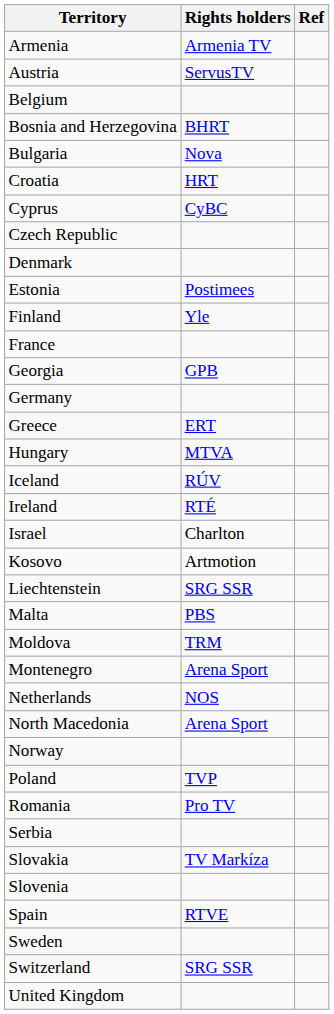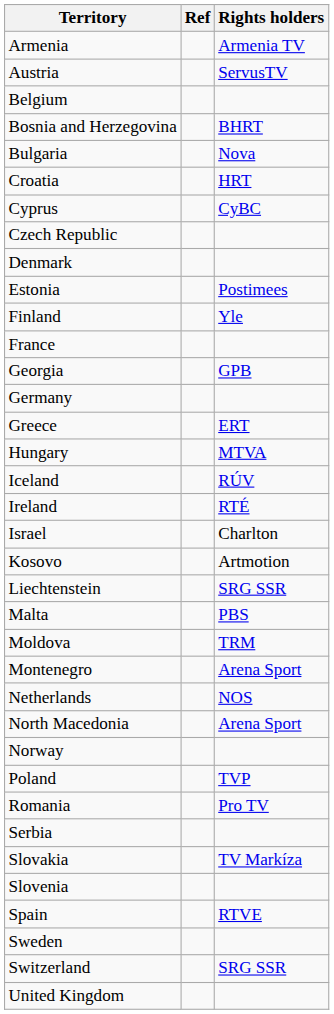columns swapped: (238, 18) <-> (311, 18)
